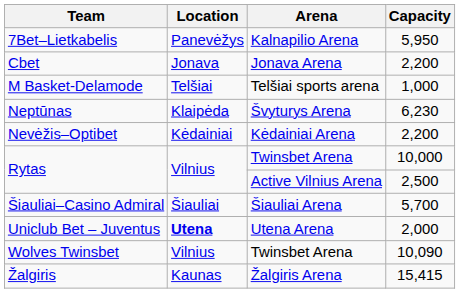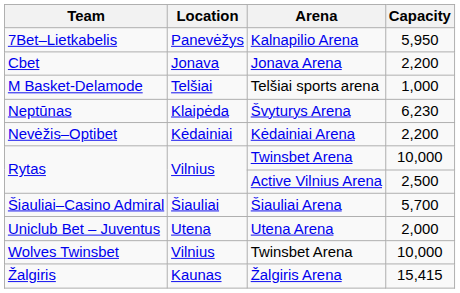(192, 228) bold -> (191, 228) normal
(420, 252) 10,090 -> (420, 252) 10,000
